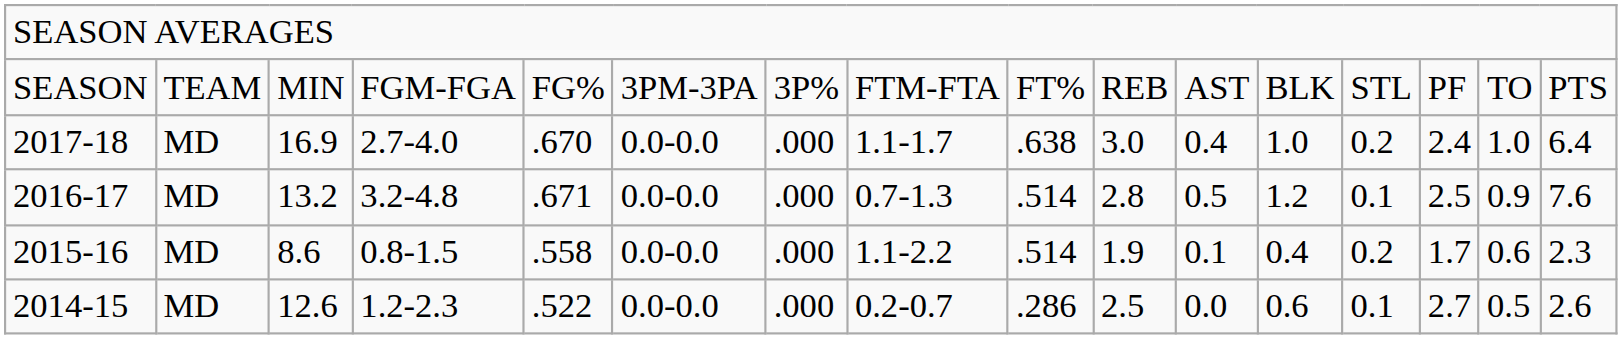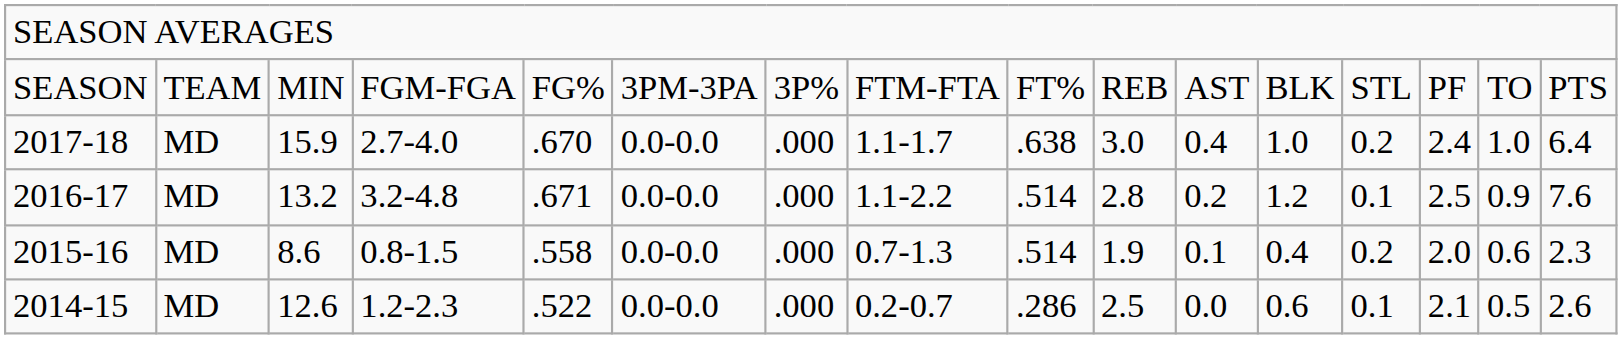(307, 141) 16.9 -> (307, 141) 15.9
(904, 196) 0.7-1.3 -> (904, 196) 1.1-2.2
(1206, 196) 0.5 -> (1206, 196) 0.2
(904, 251) 1.1-2.2 -> (904, 251) 0.7-1.3
(1449, 251) 1.7 -> (1449, 251) 2.0
(1449, 305) 2.7 -> (1449, 305) 2.1
